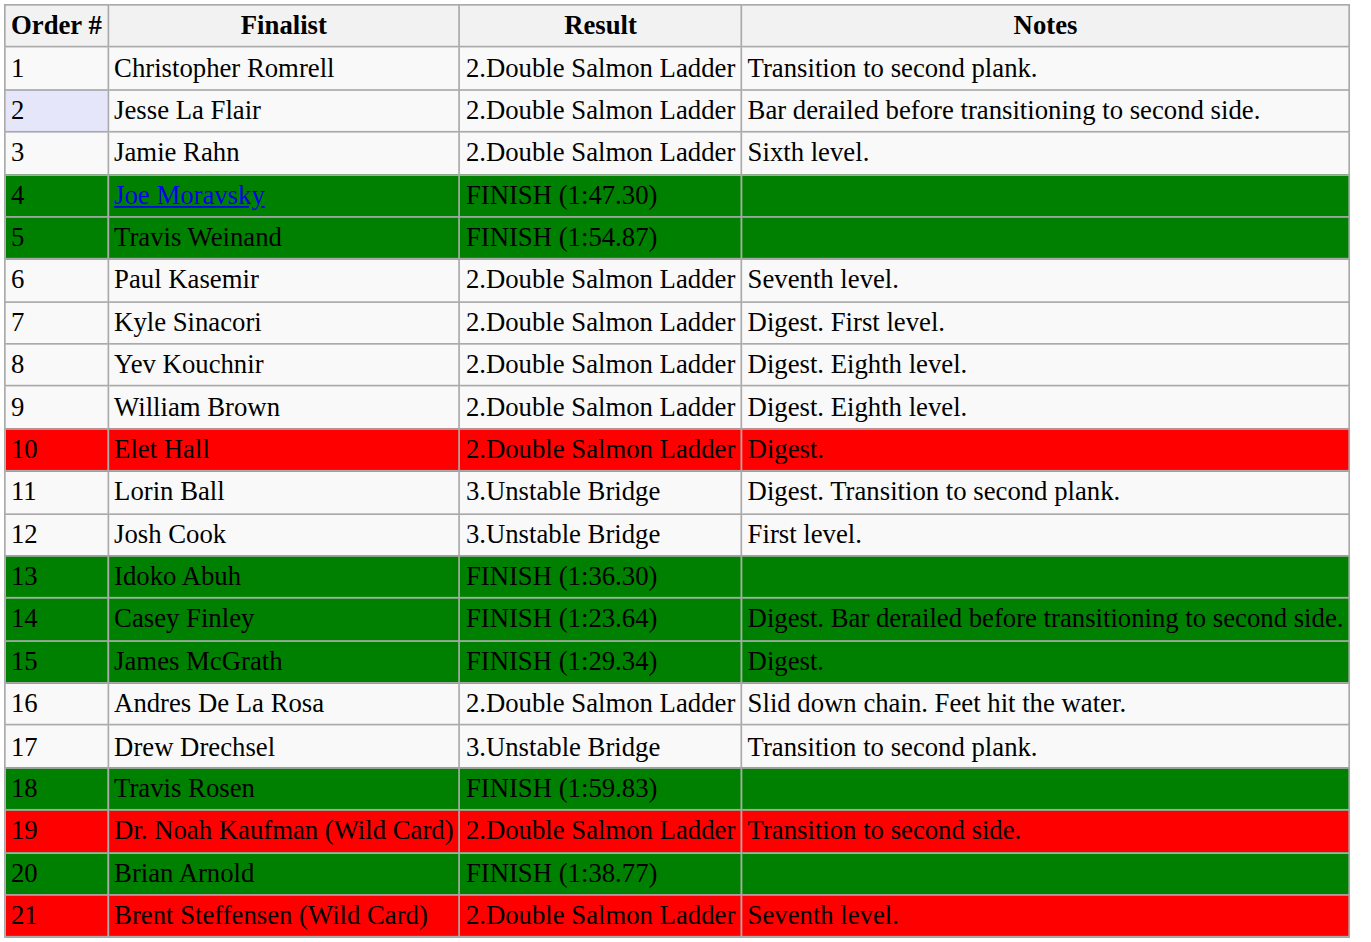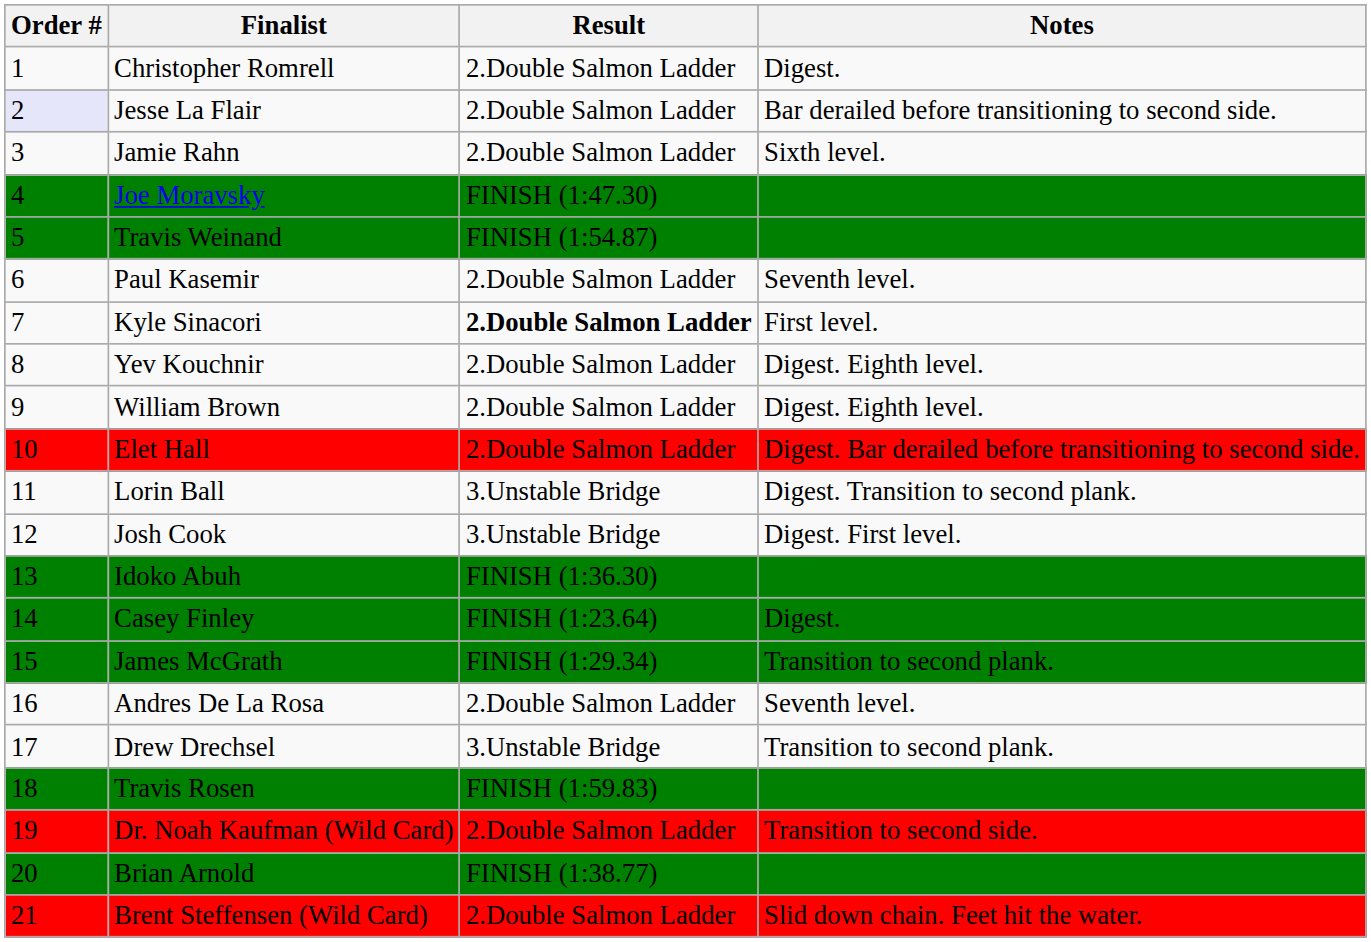(893, 68) Transition to second plank. -> (802, 68) Digest.
(601, 322) normal -> (609, 322) bold
(846, 322) Digest. First level. -> (821, 322) First level.
(786, 449) Digest. -> (1062, 449) Digest. Bar derailed before transitioning to second side.
(805, 534) First level. -> (863, 534) Digest. First level.
(1046, 618) Digest. Bar derailed before transitioning to second side. -> (802, 618) Digest.
(786, 661) Digest. -> (909, 661) Transition to second plank.
(937, 703) Slid down chain. Feet hit the water. -> (840, 703) Seventh level.
(823, 915) Seventh level. -> (953, 915) Slid down chain. Feet hit the water.
